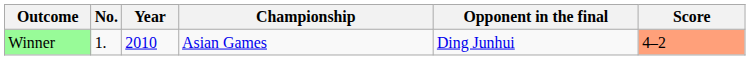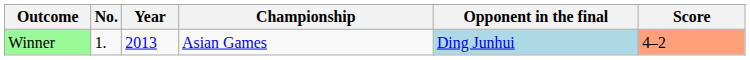(141, 42) 2010 -> (141, 42) 2013
(476, 42) no background -> (476, 42) lightblue background
